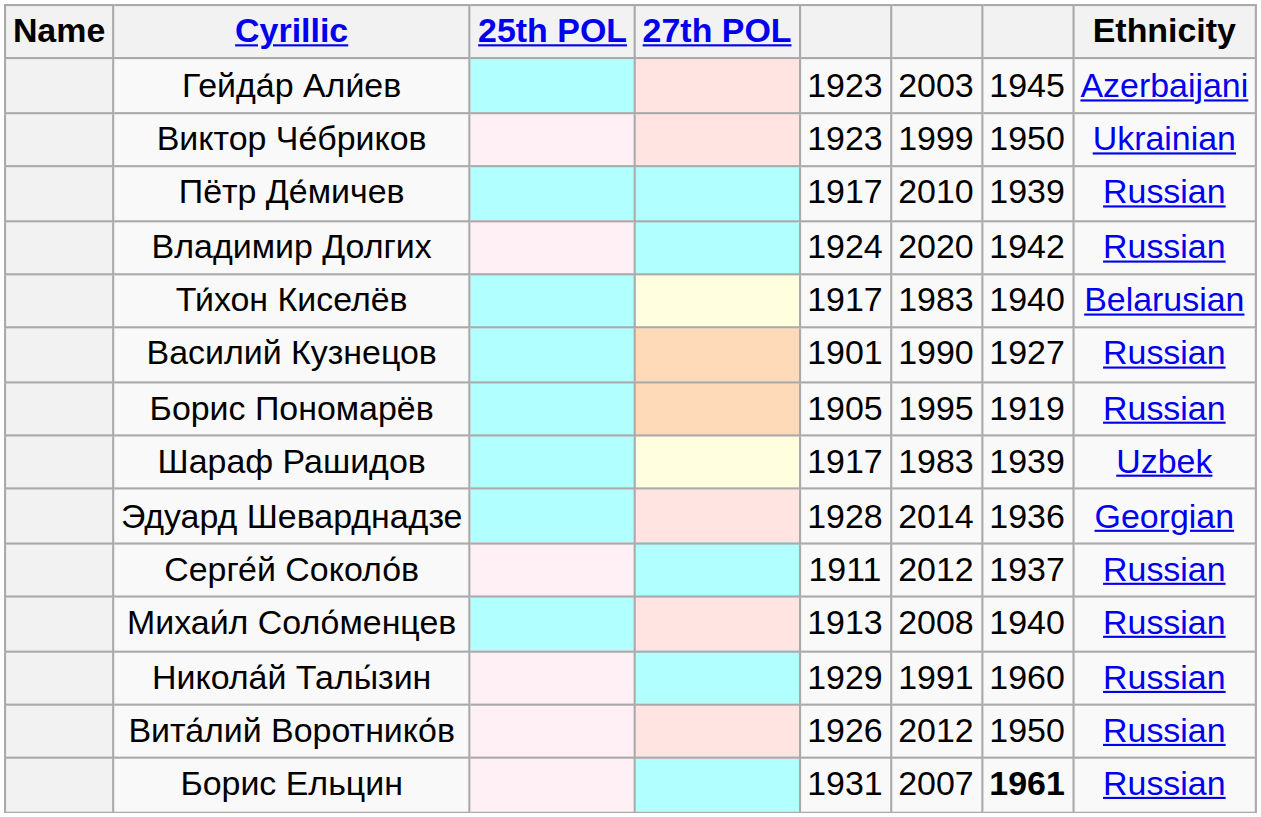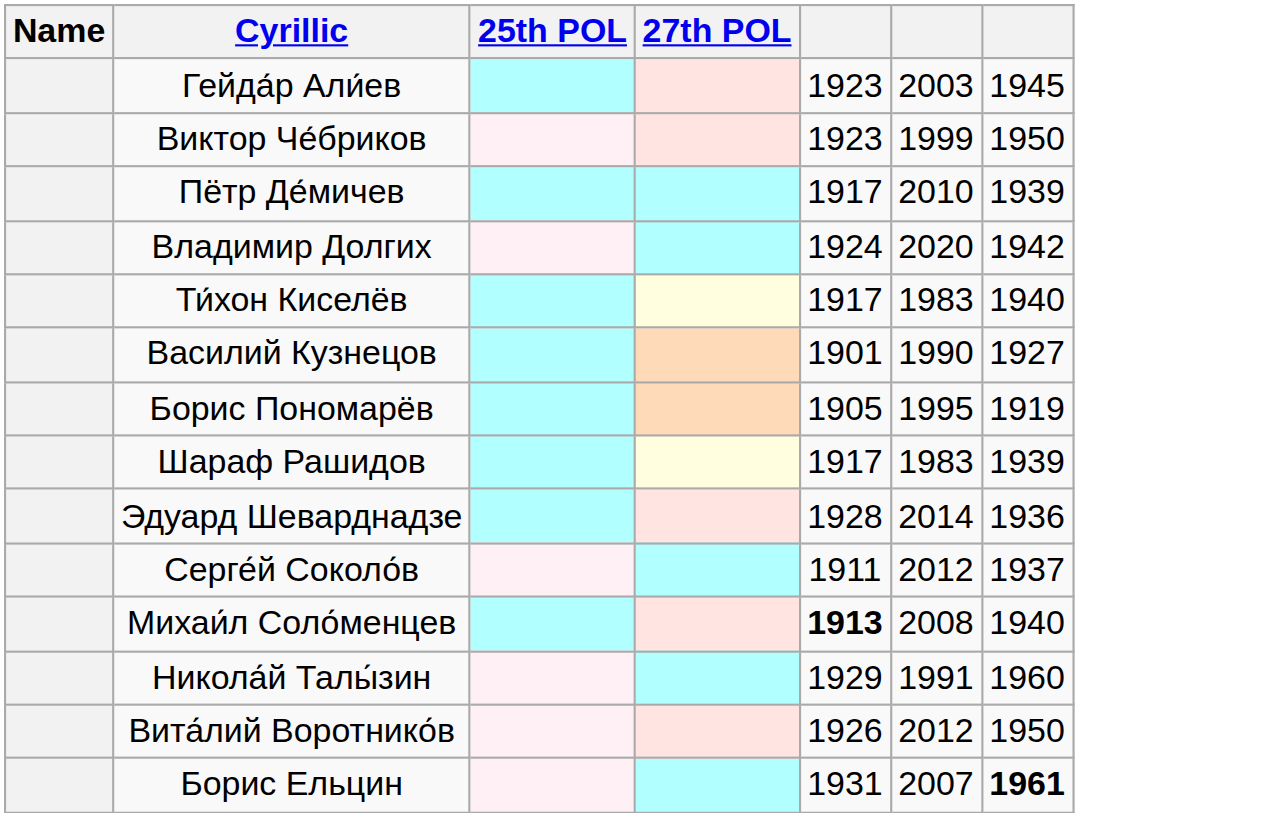- column: (1164, 31)
(845, 623) normal -> (845, 623) bold
